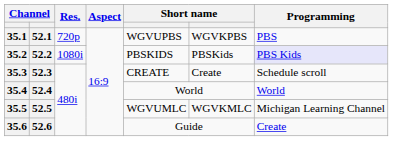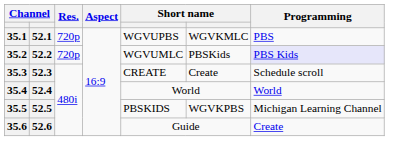(219, 36) WGVKPBS -> (218, 36) WGVKMLC
(70, 54) 1080i -> (69, 54) 720p
(150, 54) PBSKIDS -> (153, 54) WGVUMLC
(156, 108) WGVUMLC -> (147, 108) PBSKIDS
(222, 108) WGVKMLC -> (216, 108) WGVKPBS
